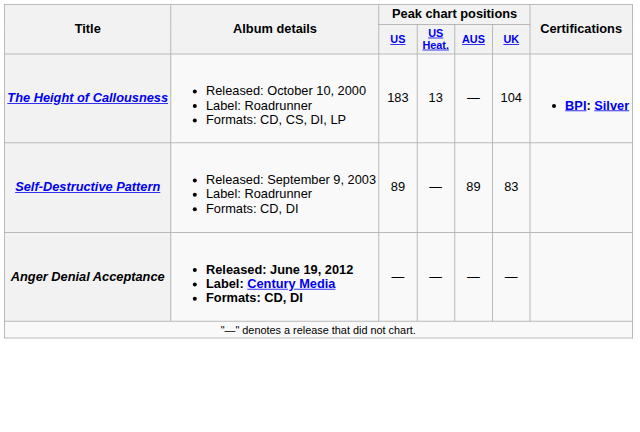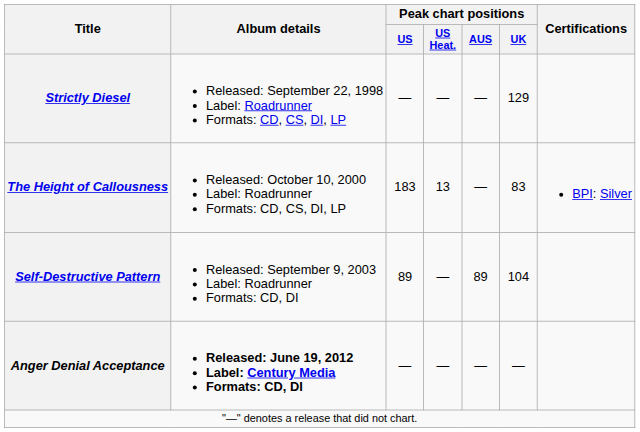+ row: (88, 98)
(511, 98) 104 -> (518, 187) 83
(581, 106) bold -> (586, 195) normal
(511, 187) 83 -> (518, 276) 104
